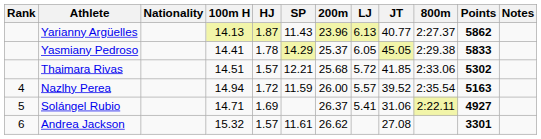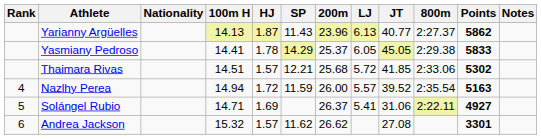(298, 124) 11.61 -> (298, 124) 11.62
